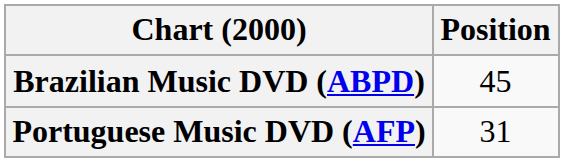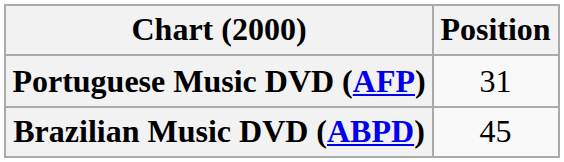rows swapped: (219, 80) <-> (219, 131)
